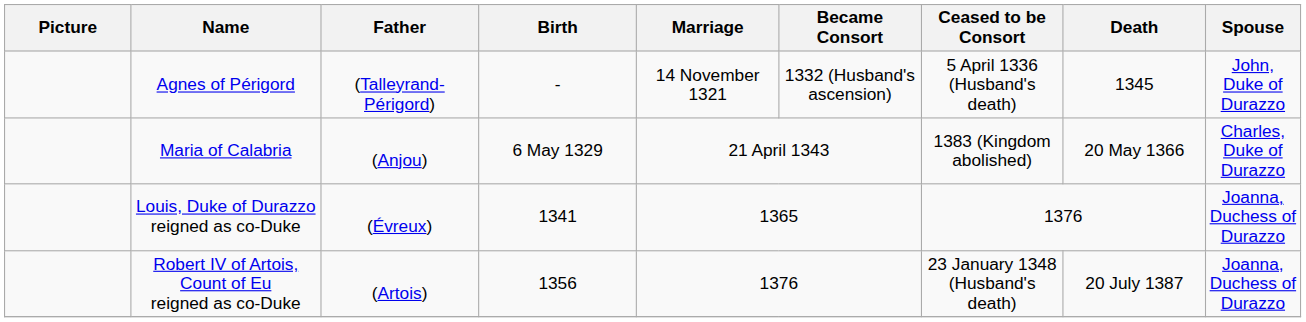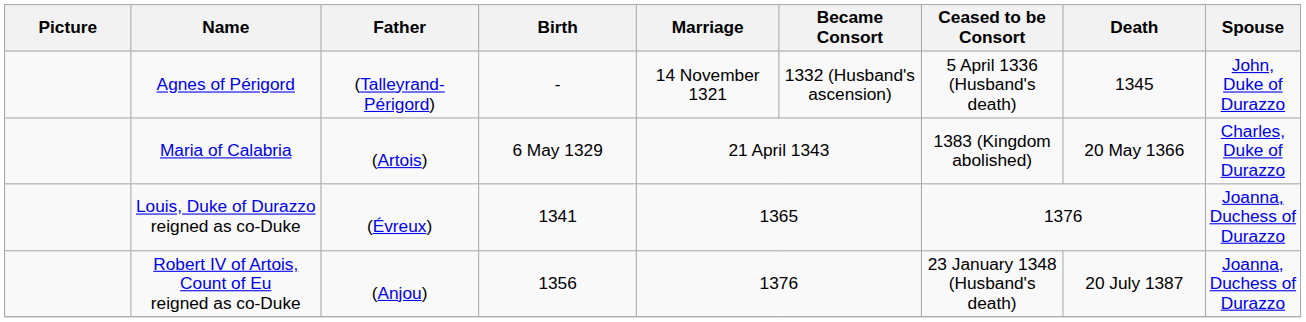(400, 160) (Anjou) -> (400, 160) (Artois)
(400, 293) (Artois) -> (400, 293) (Anjou)
